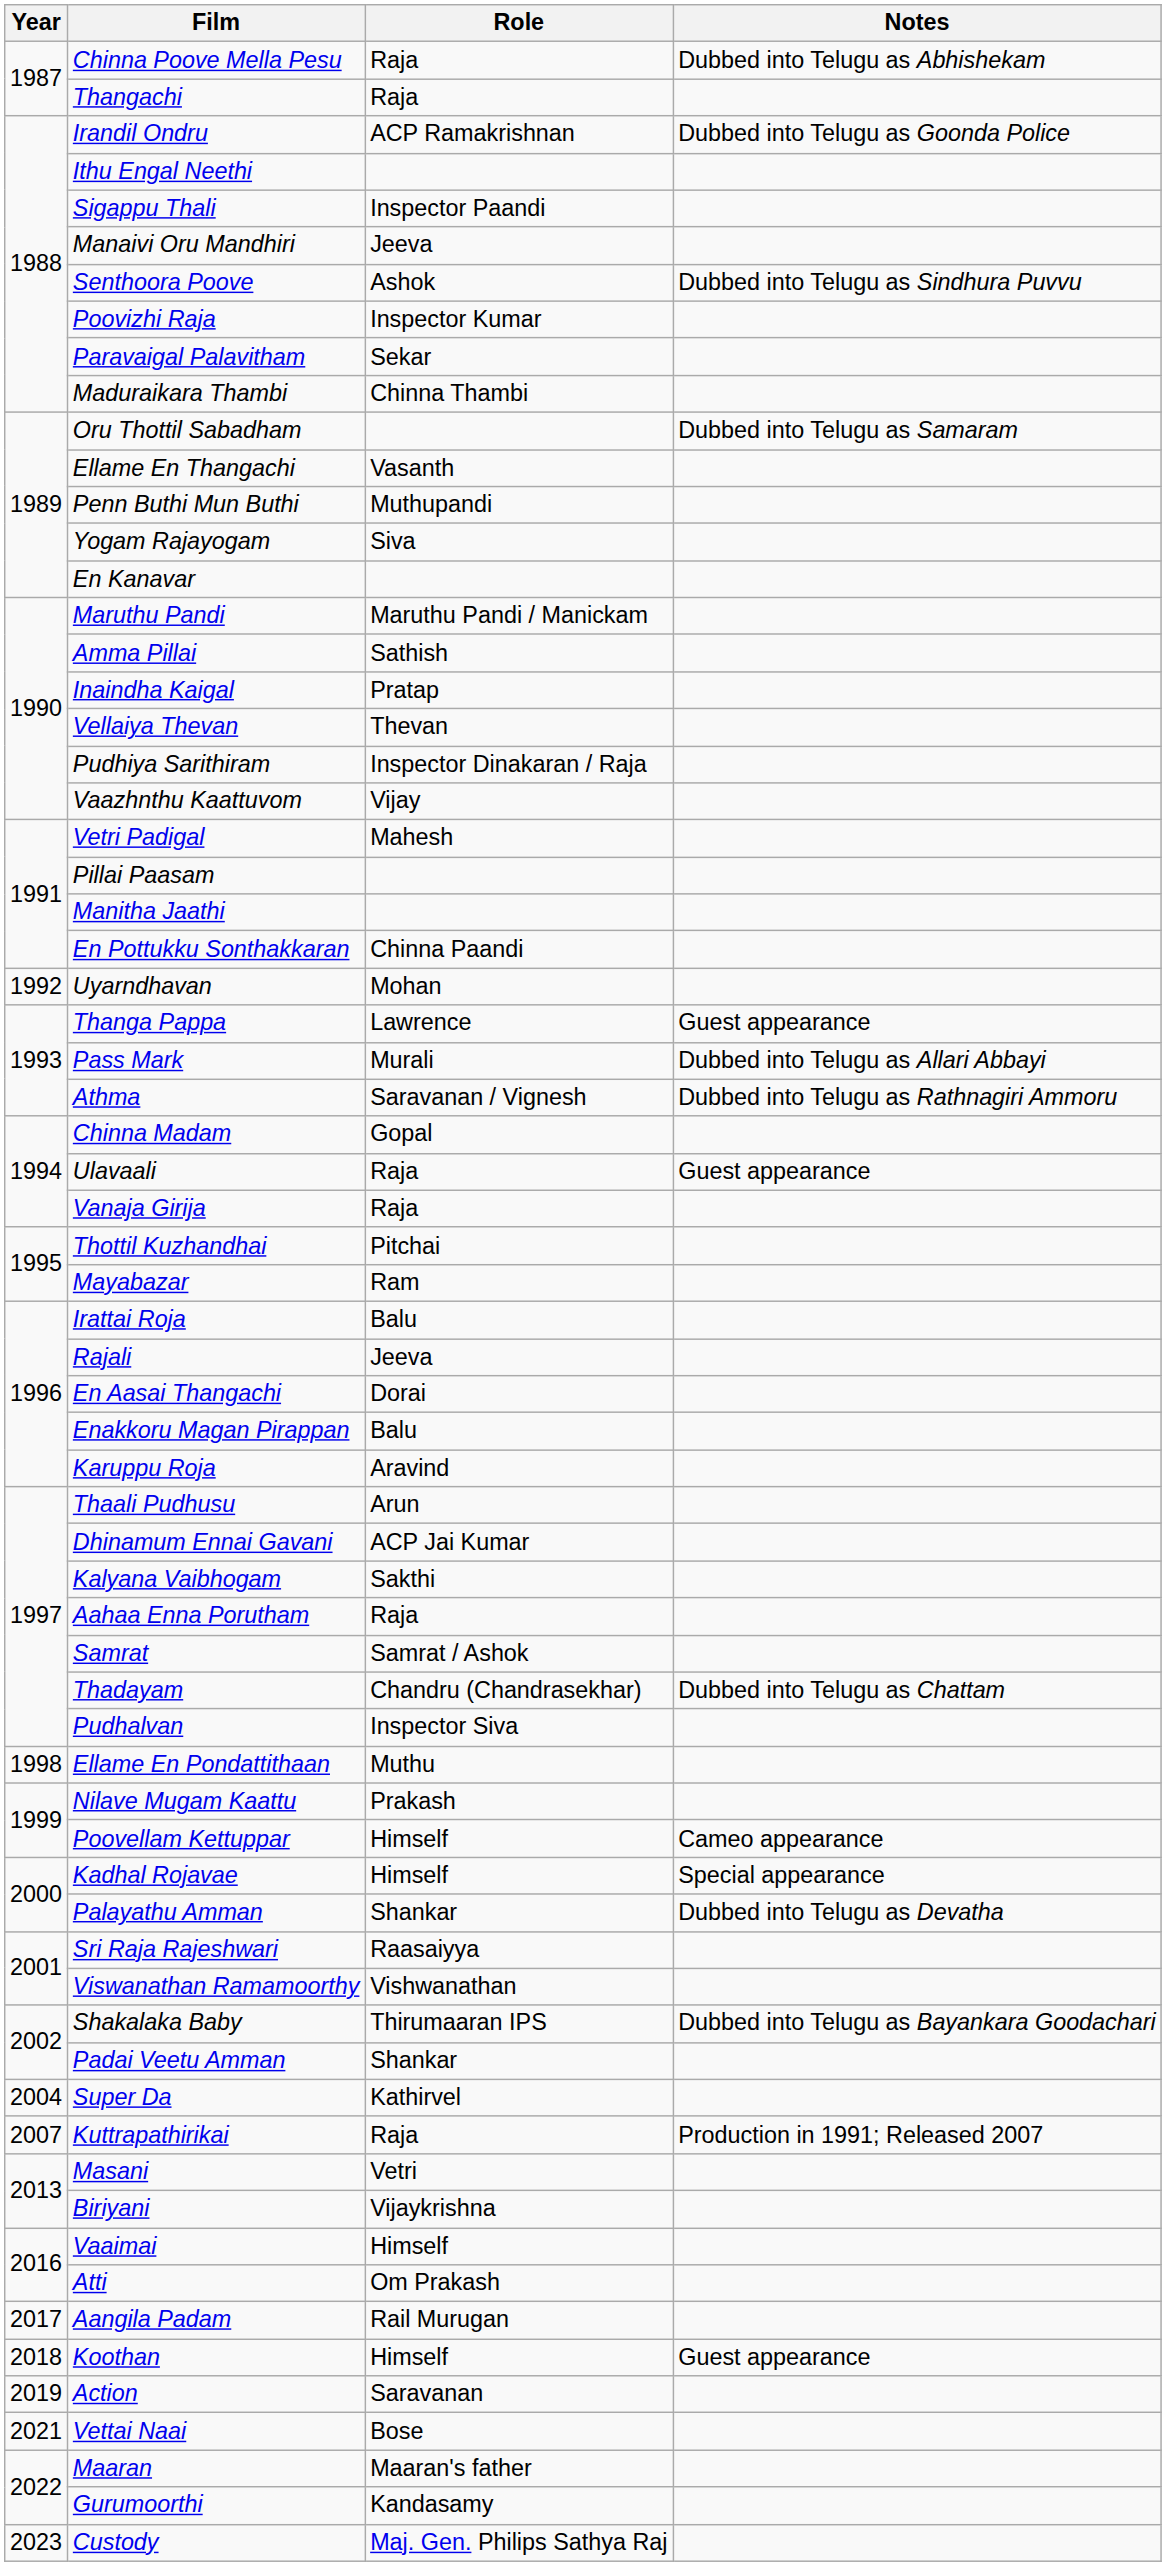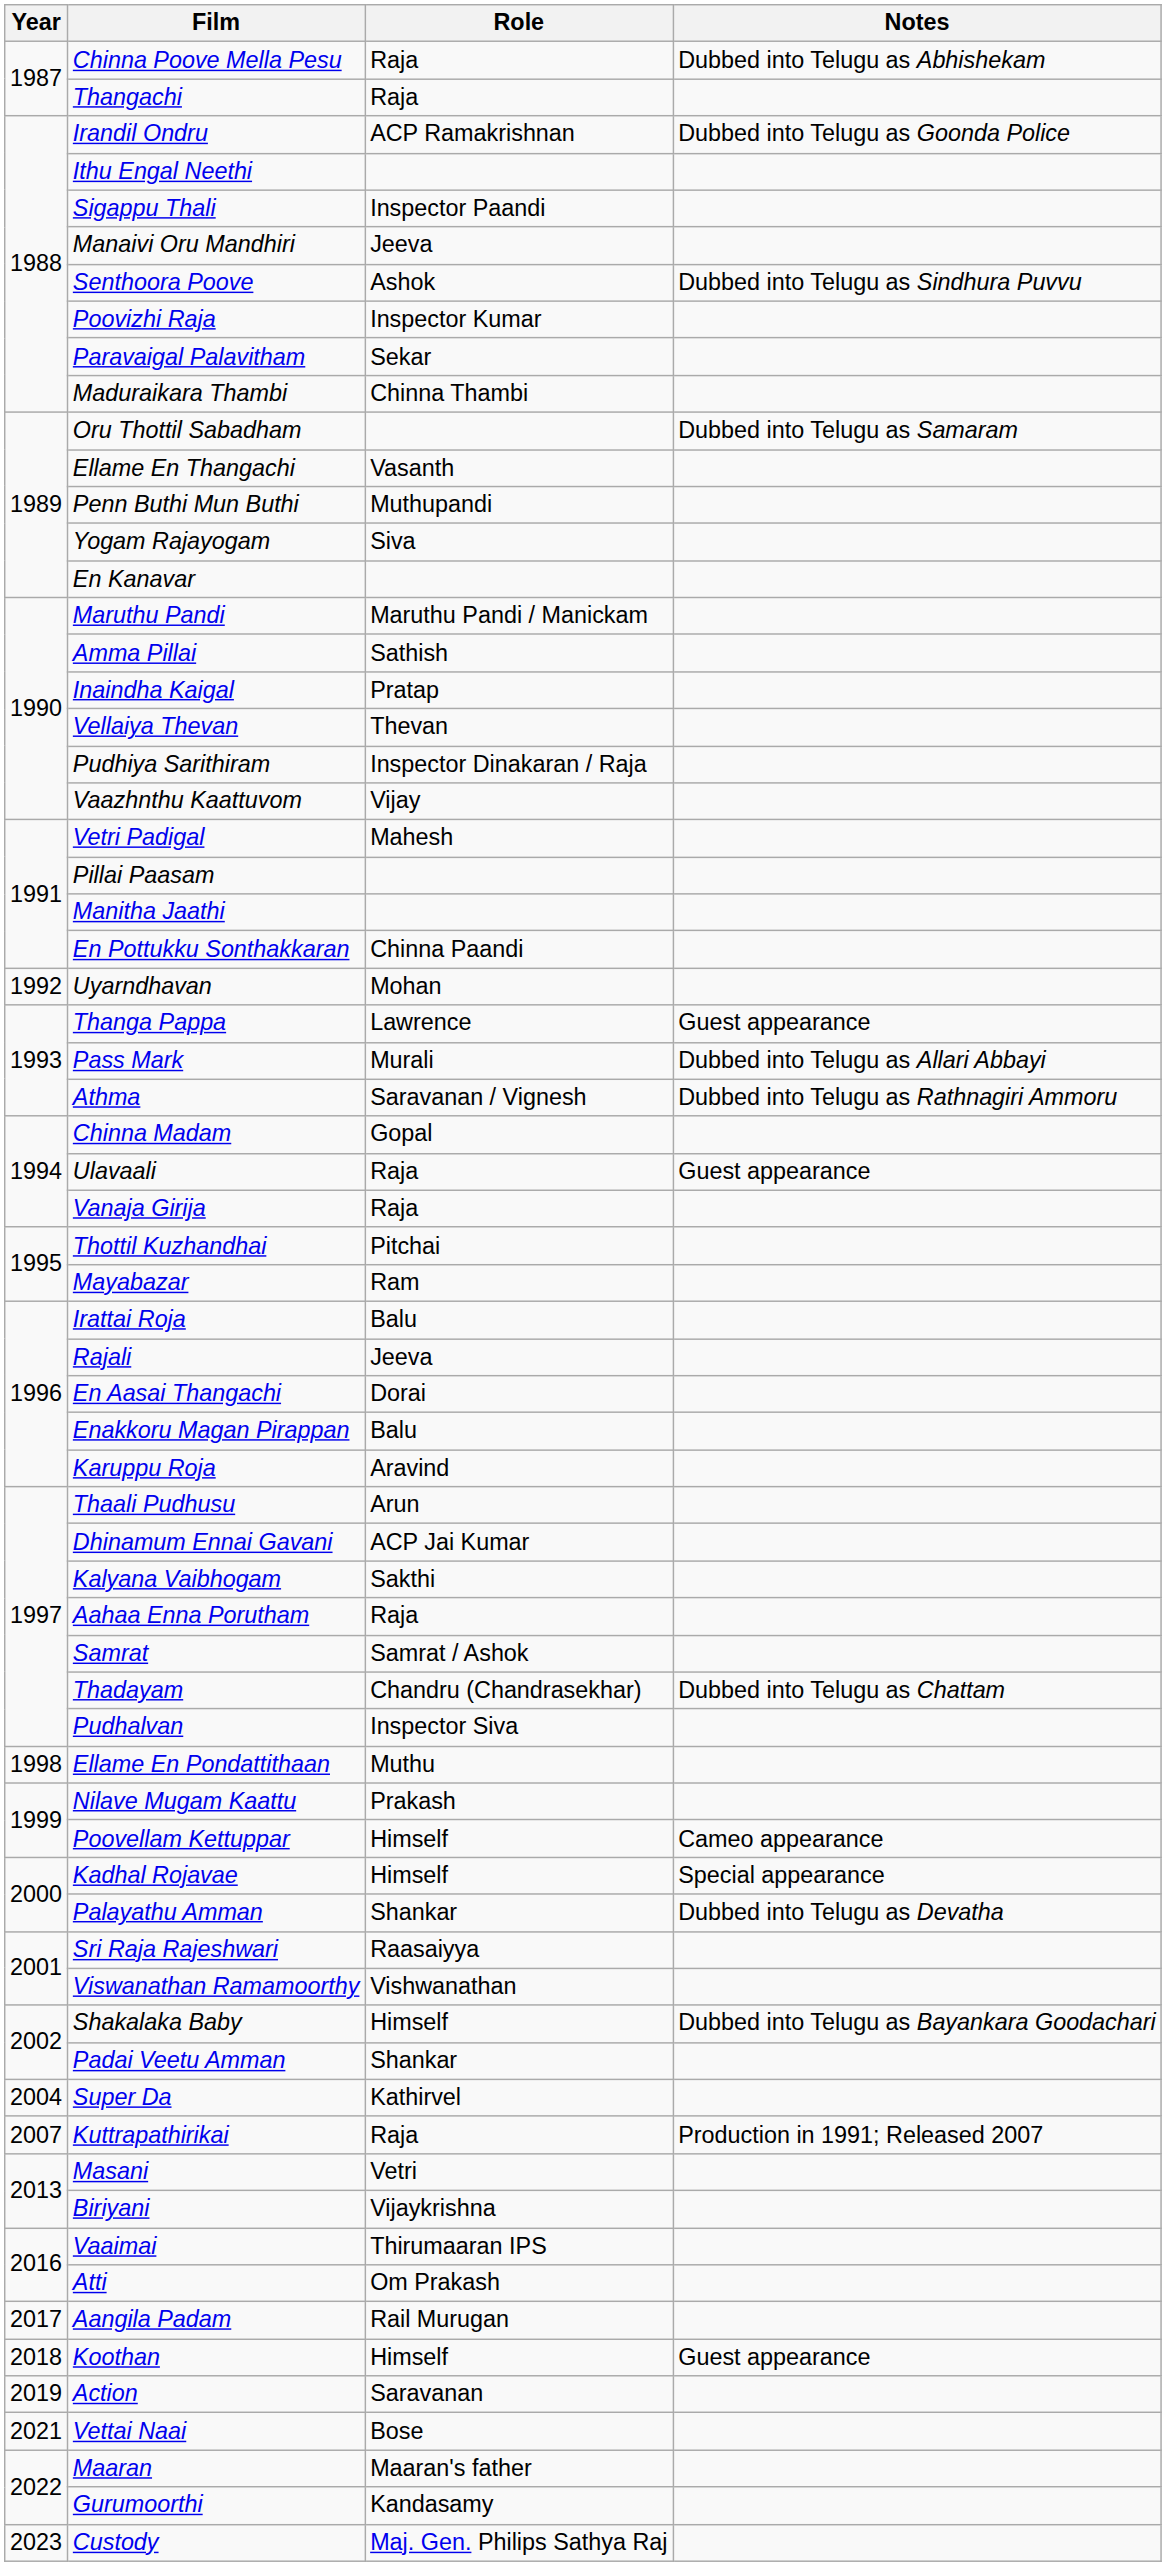(458, 2023) Thirumaaran IPS -> (409, 2023) Himself
(409, 2245) Himself -> (458, 2245) Thirumaaran IPS
